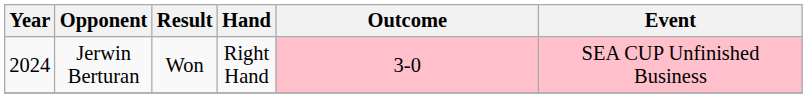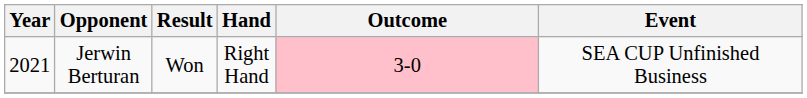(30, 64) 2024 -> (30, 64) 2021
(670, 64) pink background -> (670, 64) no background
